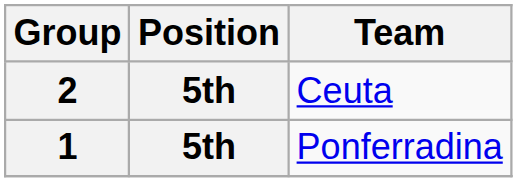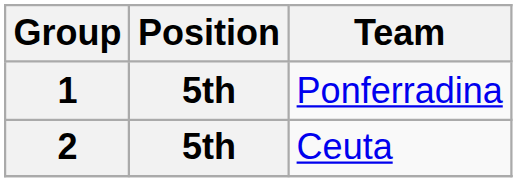rows swapped: (67, 147) <-> (67, 90)
